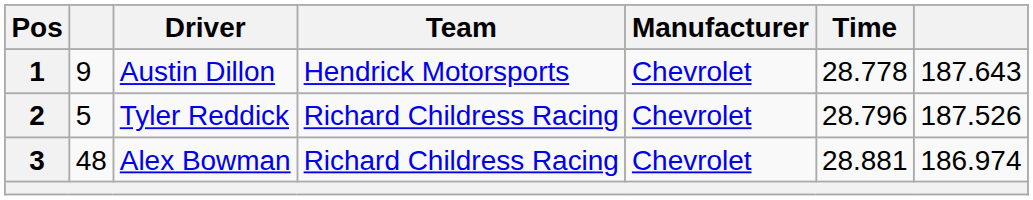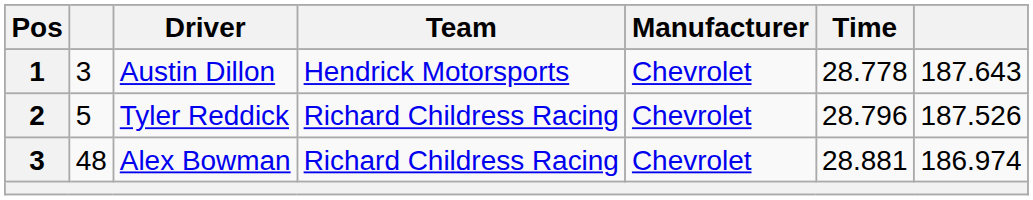(83, 72) 9 -> (83, 72) 3
